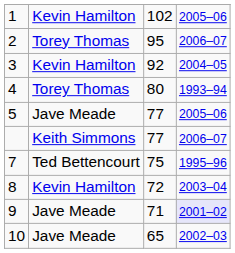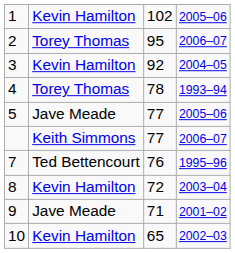(155, 89) 80 -> (155, 89) 78
(155, 162) 75 -> (155, 162) 76
(203, 212) lavender background -> (203, 212) no background
(74, 235) Jave Meade -> (84, 235) Kevin Hamilton
